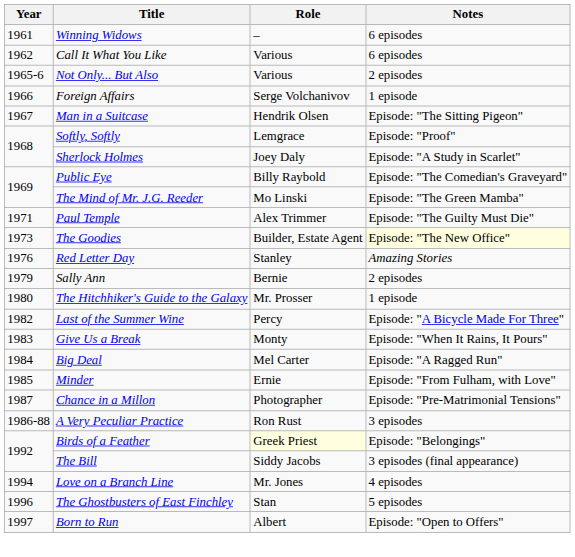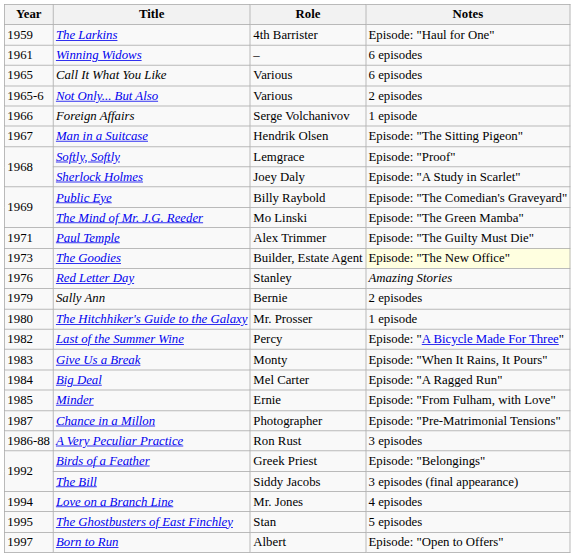+ row: (87, 34)
(20, 55) 1962 -> (20, 75) 1965
(285, 440) lightyellow background -> (285, 461) no background
(20, 501) 1996 -> (20, 522) 1995
